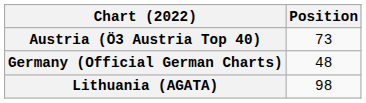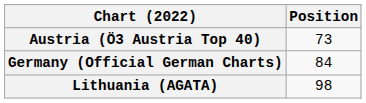(324, 63) 48 -> (324, 63) 84
